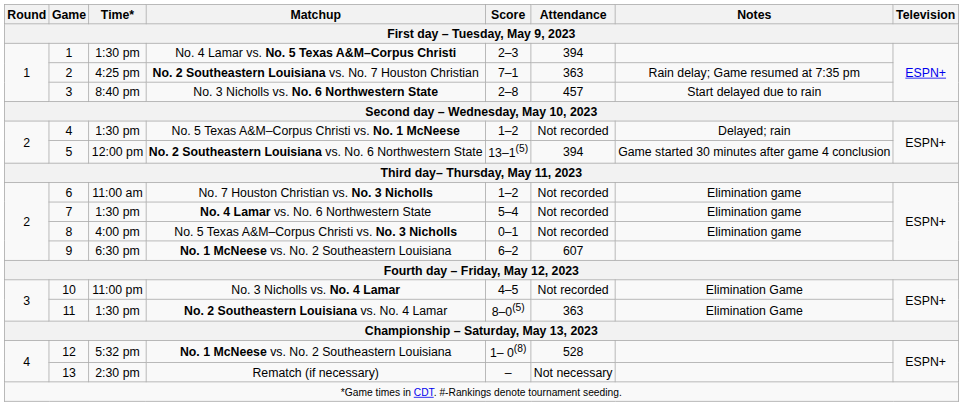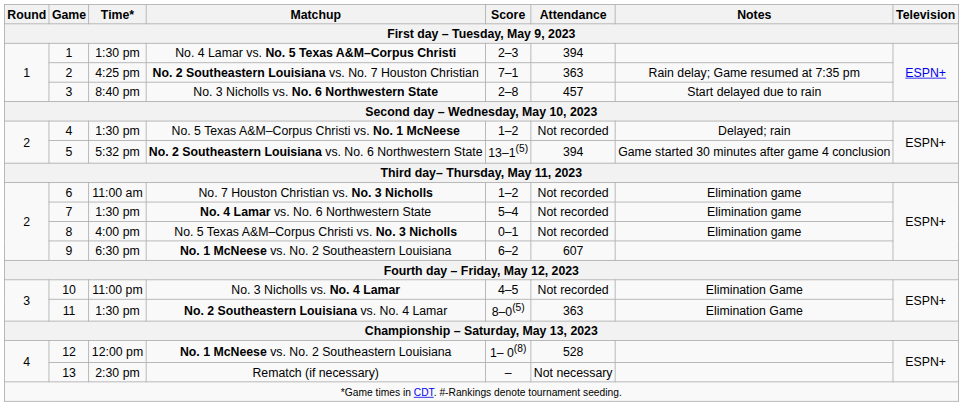(117, 152) 12:00 pm -> (117, 152) 5:32 pm
(117, 352) 5:32 pm -> (117, 352) 12:00 pm
